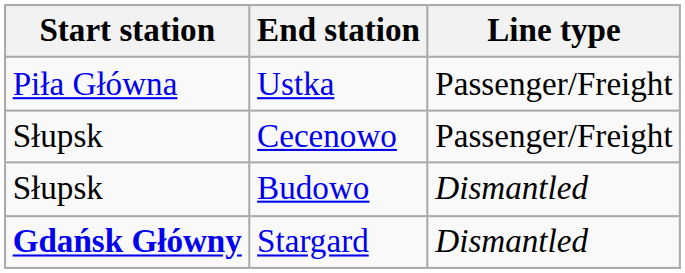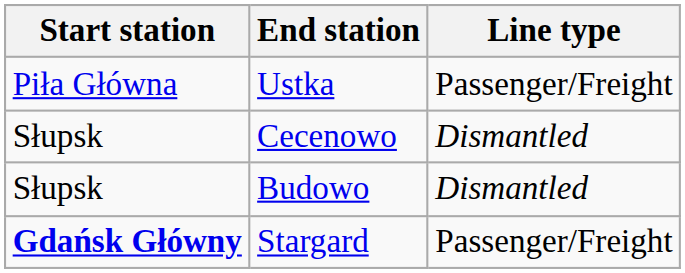(554, 135) Passenger/Freight -> (512, 135) Dismantled
(512, 240) Dismantled -> (554, 240) Passenger/Freight
